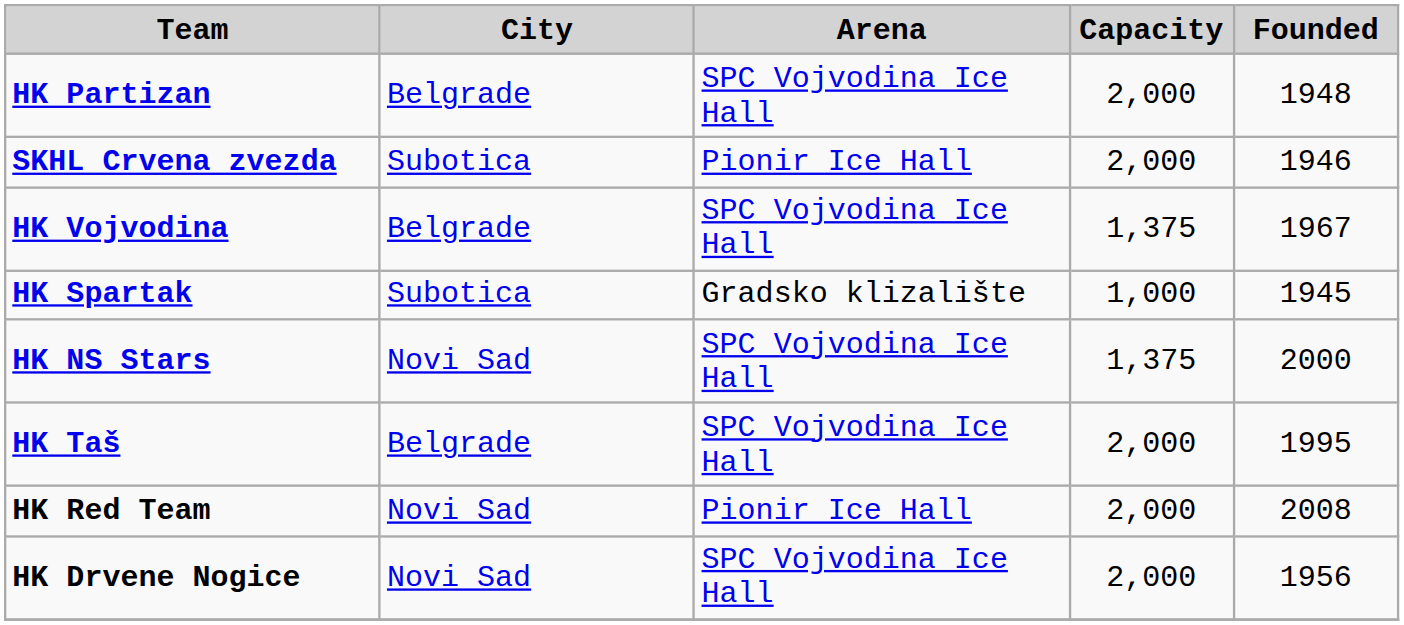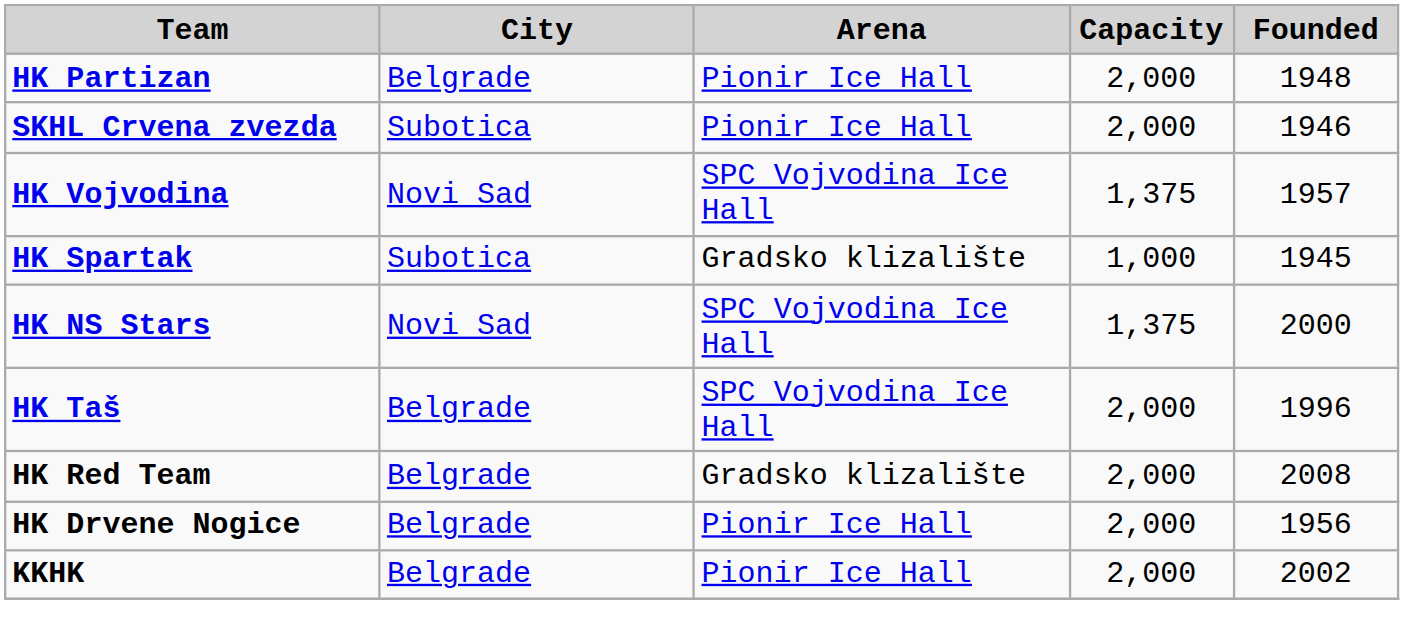(855, 96) SPC Vojvodina Ice Hall -> (837, 79) Pionir Ice Hall
(459, 228) Belgrade -> (459, 194) Novi Sad
(1316, 228) 1967 -> (1316, 194) 1957
(1316, 445) 1995 -> (1316, 410) 1996
(459, 511) Novi Sad -> (459, 476) Belgrade
(837, 511) Pionir Ice Hall -> (864, 476) Gradsko klizalište
(459, 577) Novi Sad -> (459, 525) Belgrade
(855, 577) SPC Vojvodina Ice Hall -> (837, 525) Pionir Ice Hall
+ row: (48, 574)
